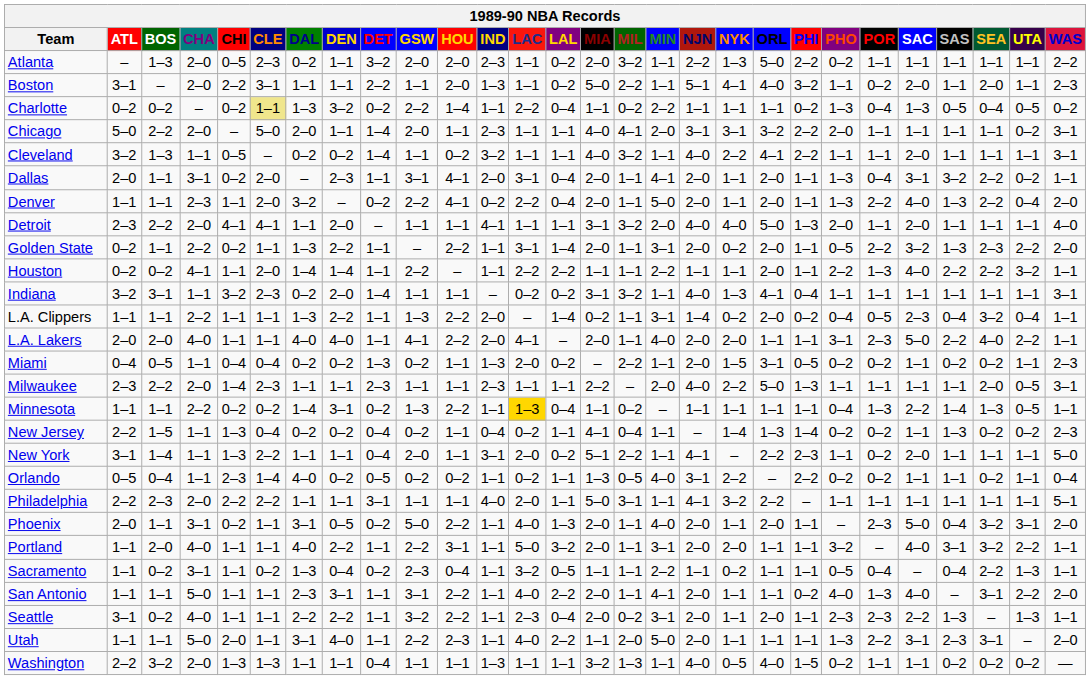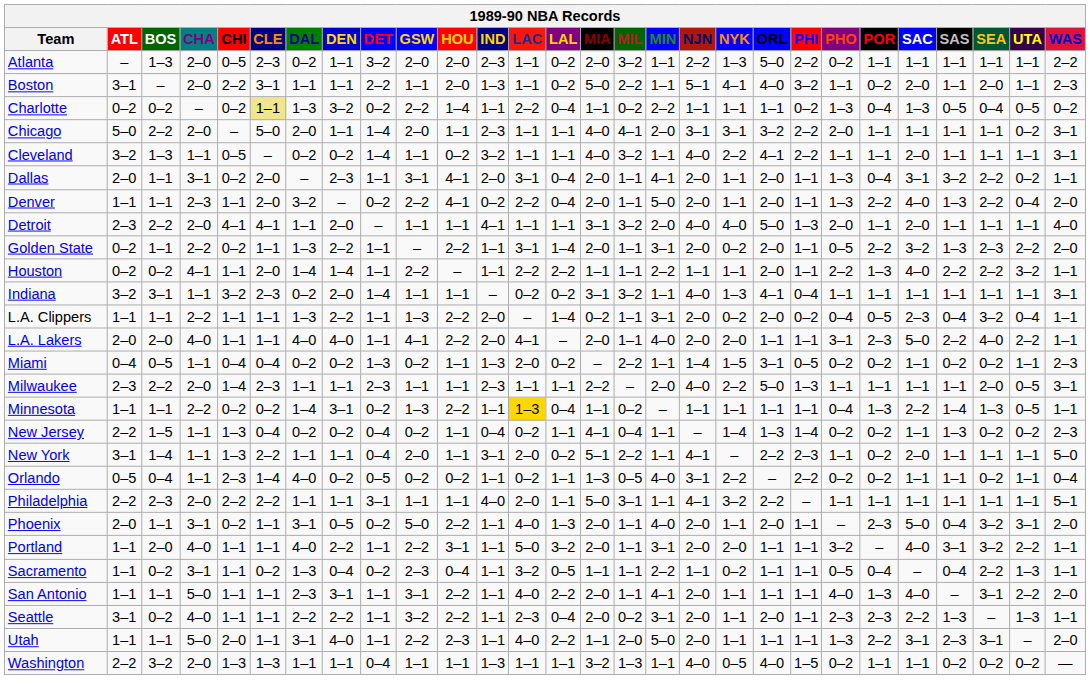(698, 317) 1–4 -> (698, 317) 2–0
(698, 363) 2–0 -> (698, 363) 1–4
(806, 594) 0–2 -> (806, 594) 1–1
